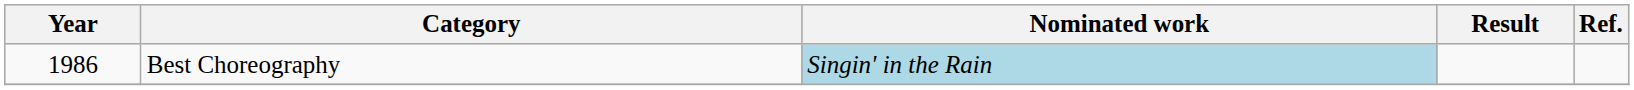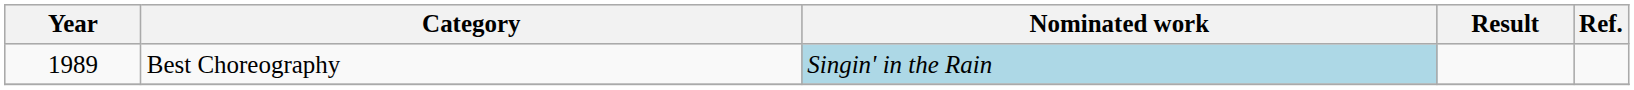(73, 63) 1986 -> (73, 63) 1989
